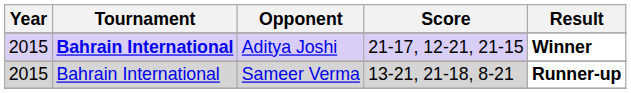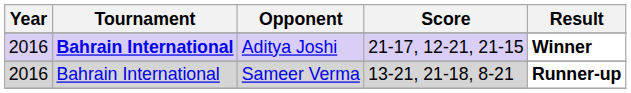(28, 47) 2015 -> (28, 47) 2016
(28, 75) 2015 -> (28, 75) 2016
